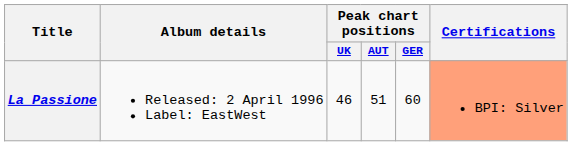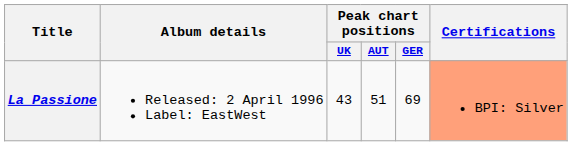(344, 100) 46 -> (344, 100) 43
(413, 100) 60 -> (413, 100) 69
